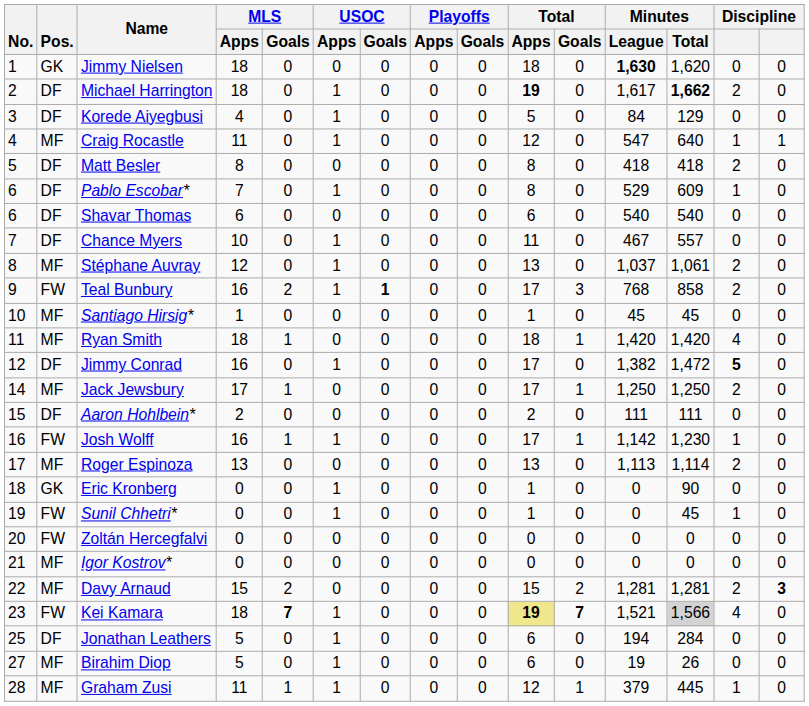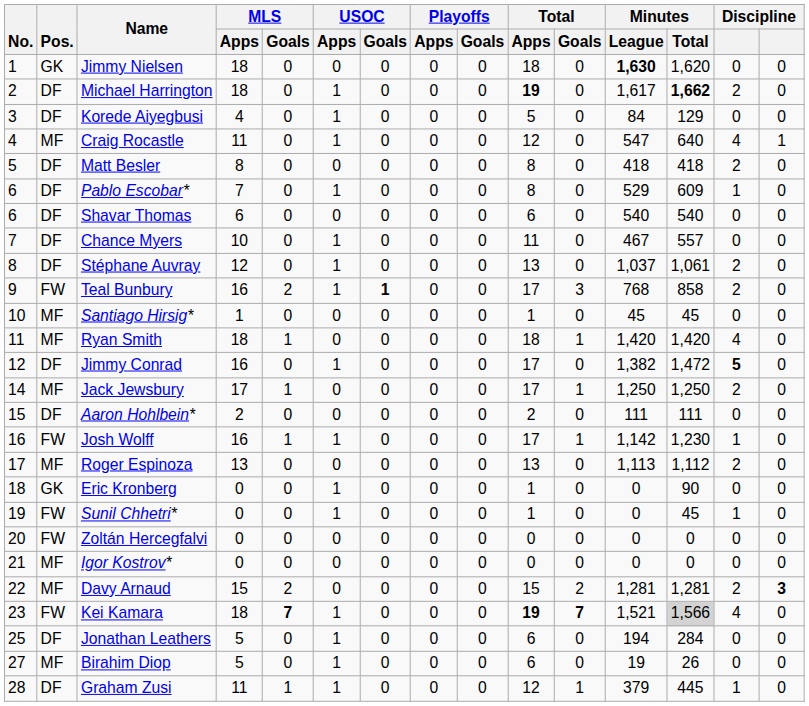(736, 141) 1 -> (736, 141) 4
(52, 265) MF -> (51, 265) DF
(690, 464) 1,114 -> (690, 464) 1,112
(531, 613) khaki background -> (531, 613) no background
(52, 688) MF -> (51, 688) DF
